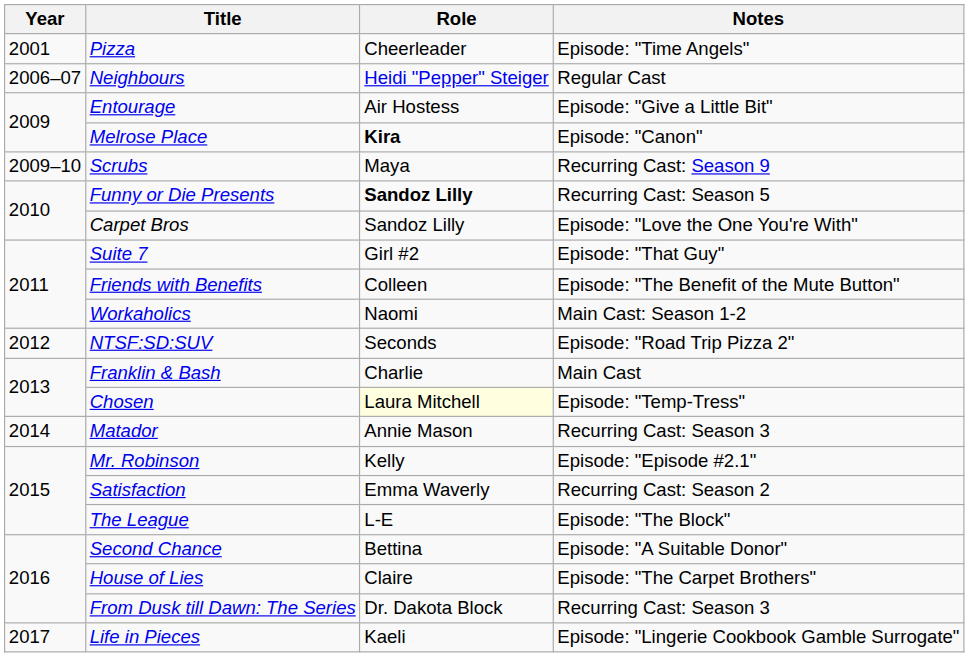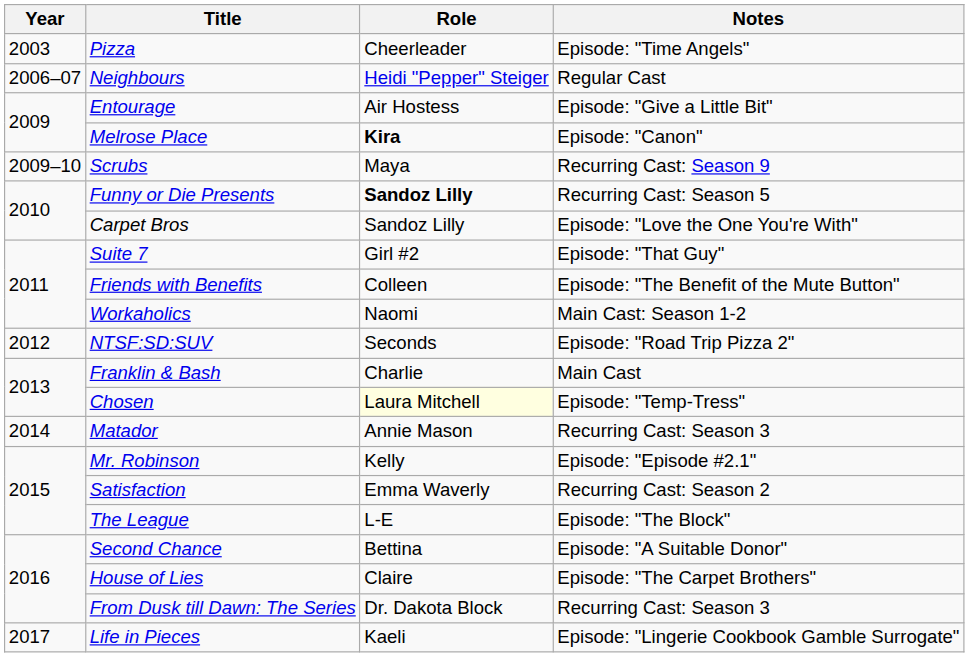(30, 48) 2001 -> (30, 48) 2003
